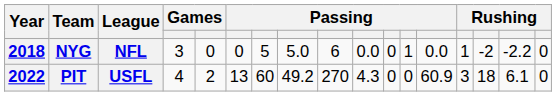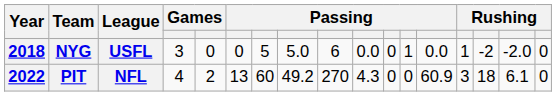(131, 51) NFL -> (131, 51) USFL
(517, 51) -2.2 -> (517, 51) -2.0
(131, 77) USFL -> (131, 77) NFL
